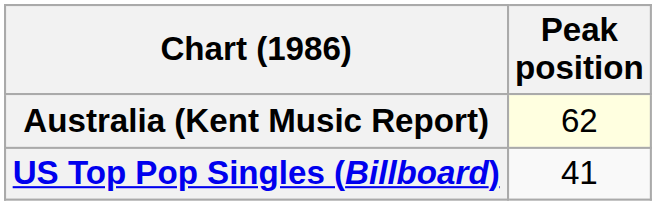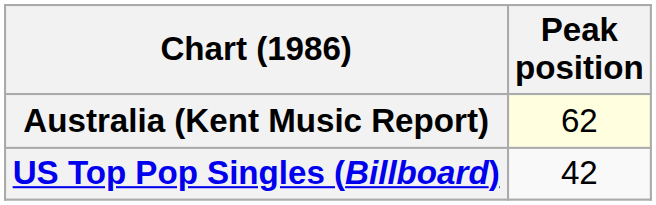(579, 173) 41 -> (579, 173) 42
